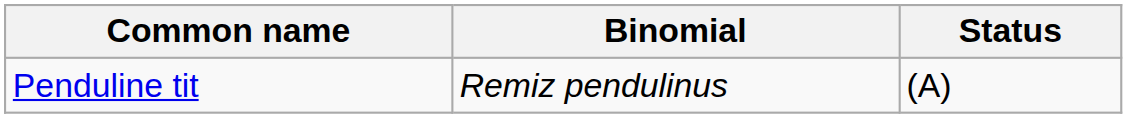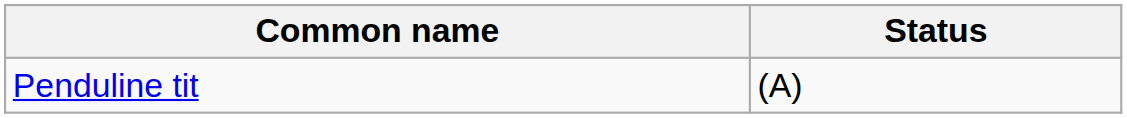- column: (675, 31)
